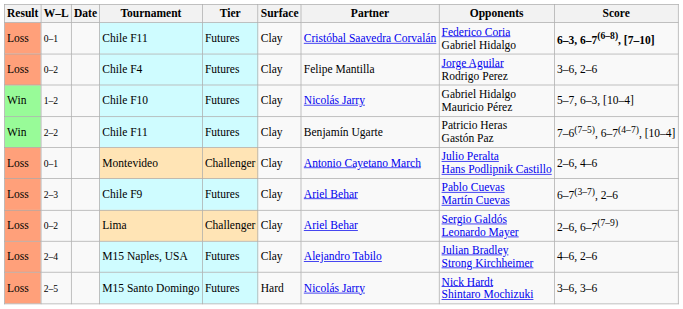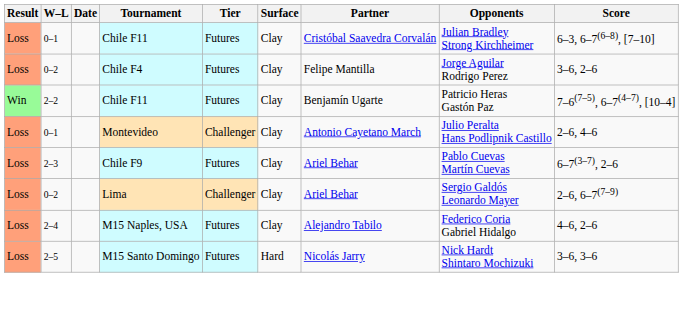(479, 38) Federico Coria Gabriel Hidalgo -> (487, 38) Julian Bradley Strong Kirchheimer
(606, 38) bold -> (606, 38) normal
- row: (51, 101)
(487, 256) Julian Bradley Strong Kirchheimer -> (479, 225) Federico Coria Gabriel Hidalgo
